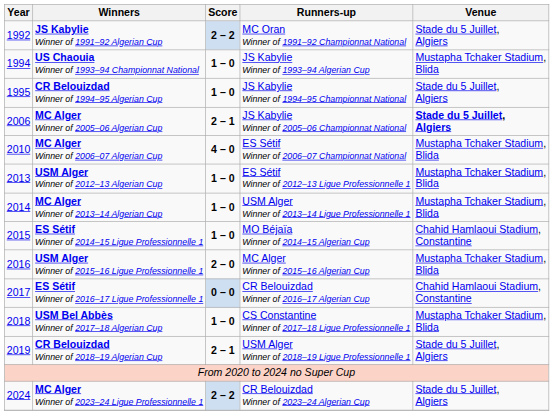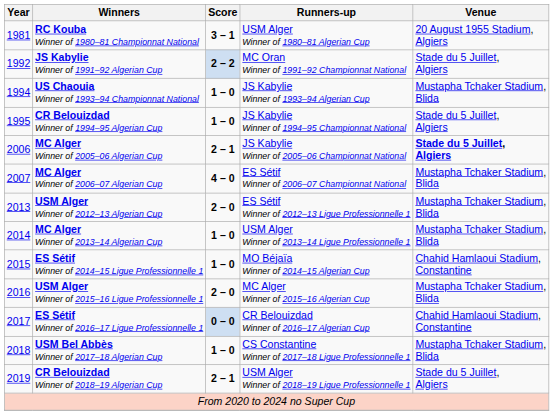+ row: (117, 35)
(19, 150) 2010 -> (19, 178) 2007
(223, 178) 1 – 0 -> (223, 207) 2 – 0
- row: (119, 395)
